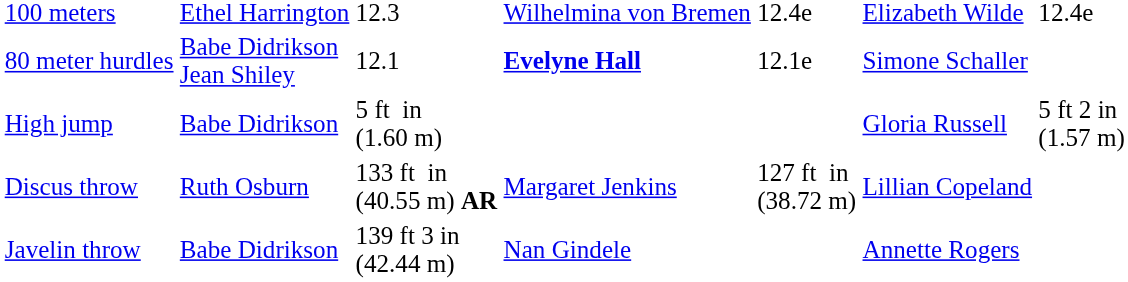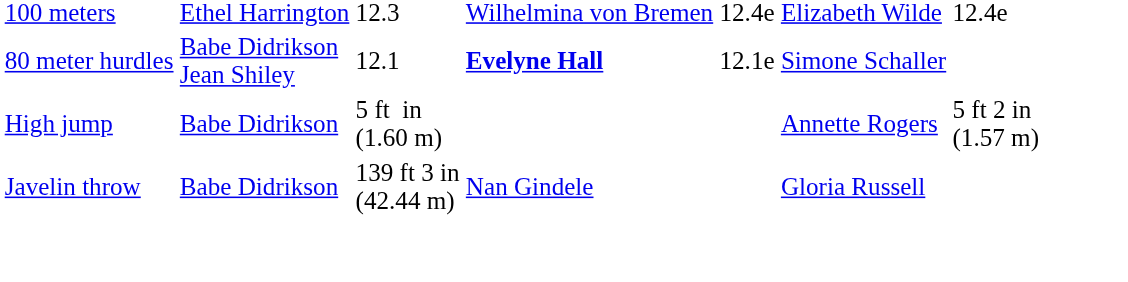(935, 124) Gloria Russell -> (859, 124) Annette Rogers
- row: (71, 186)
(941, 249) Annette Rogers -> (853, 186) Gloria Russell
